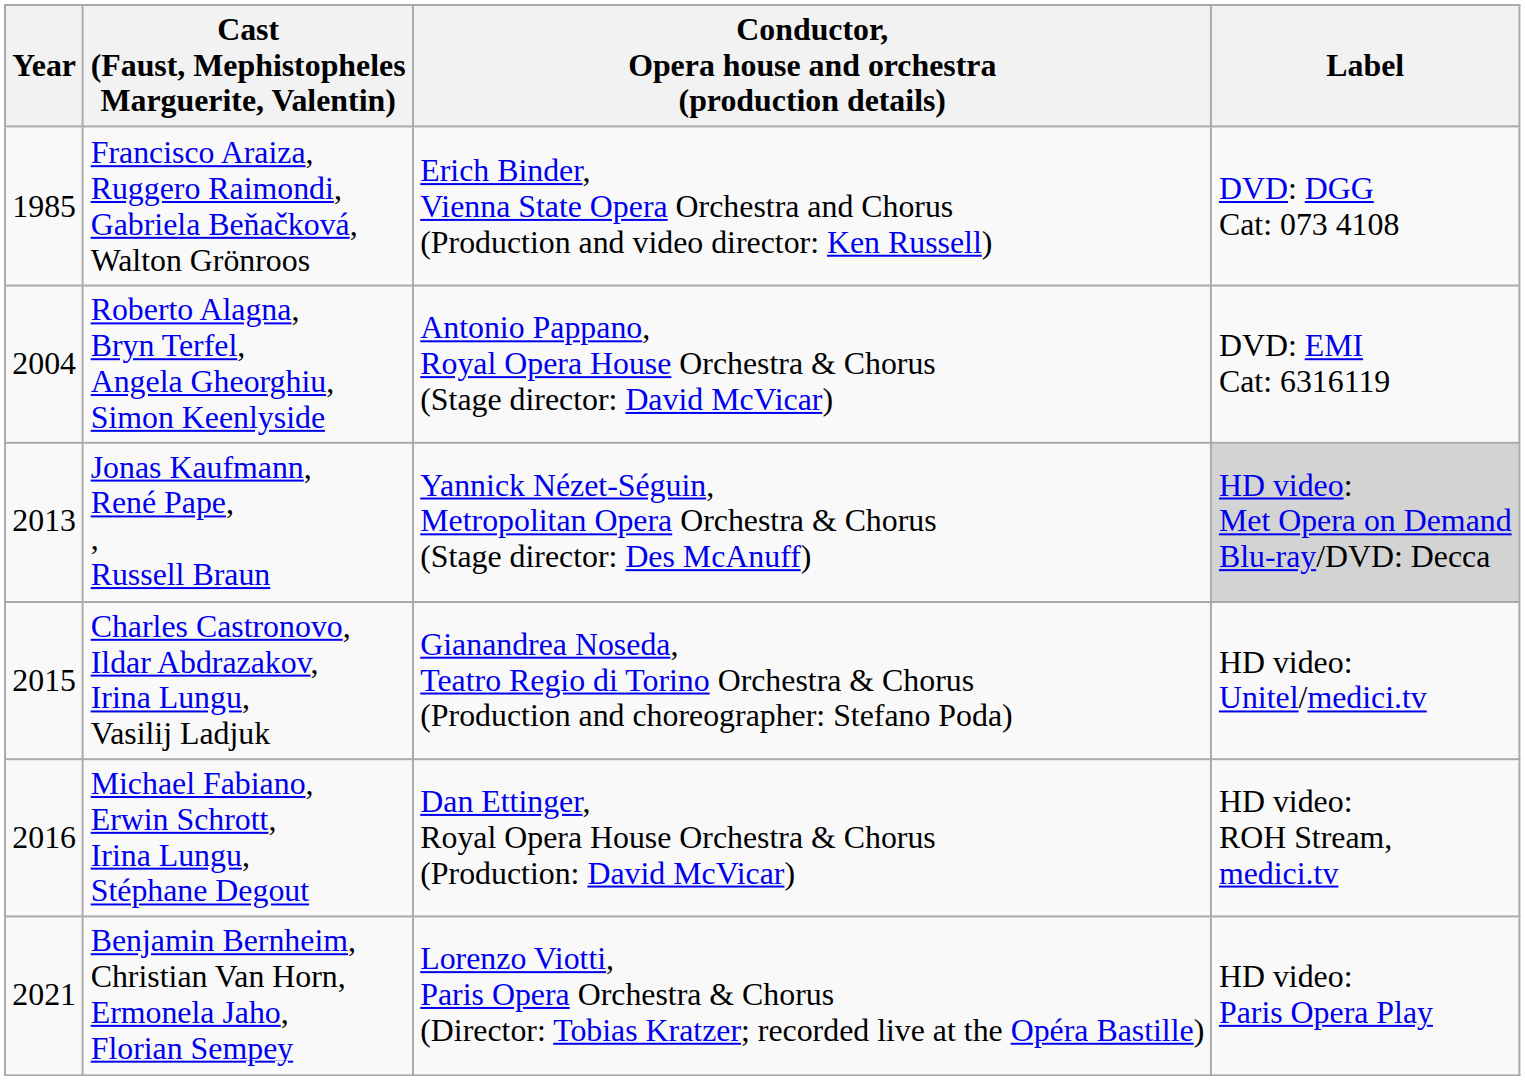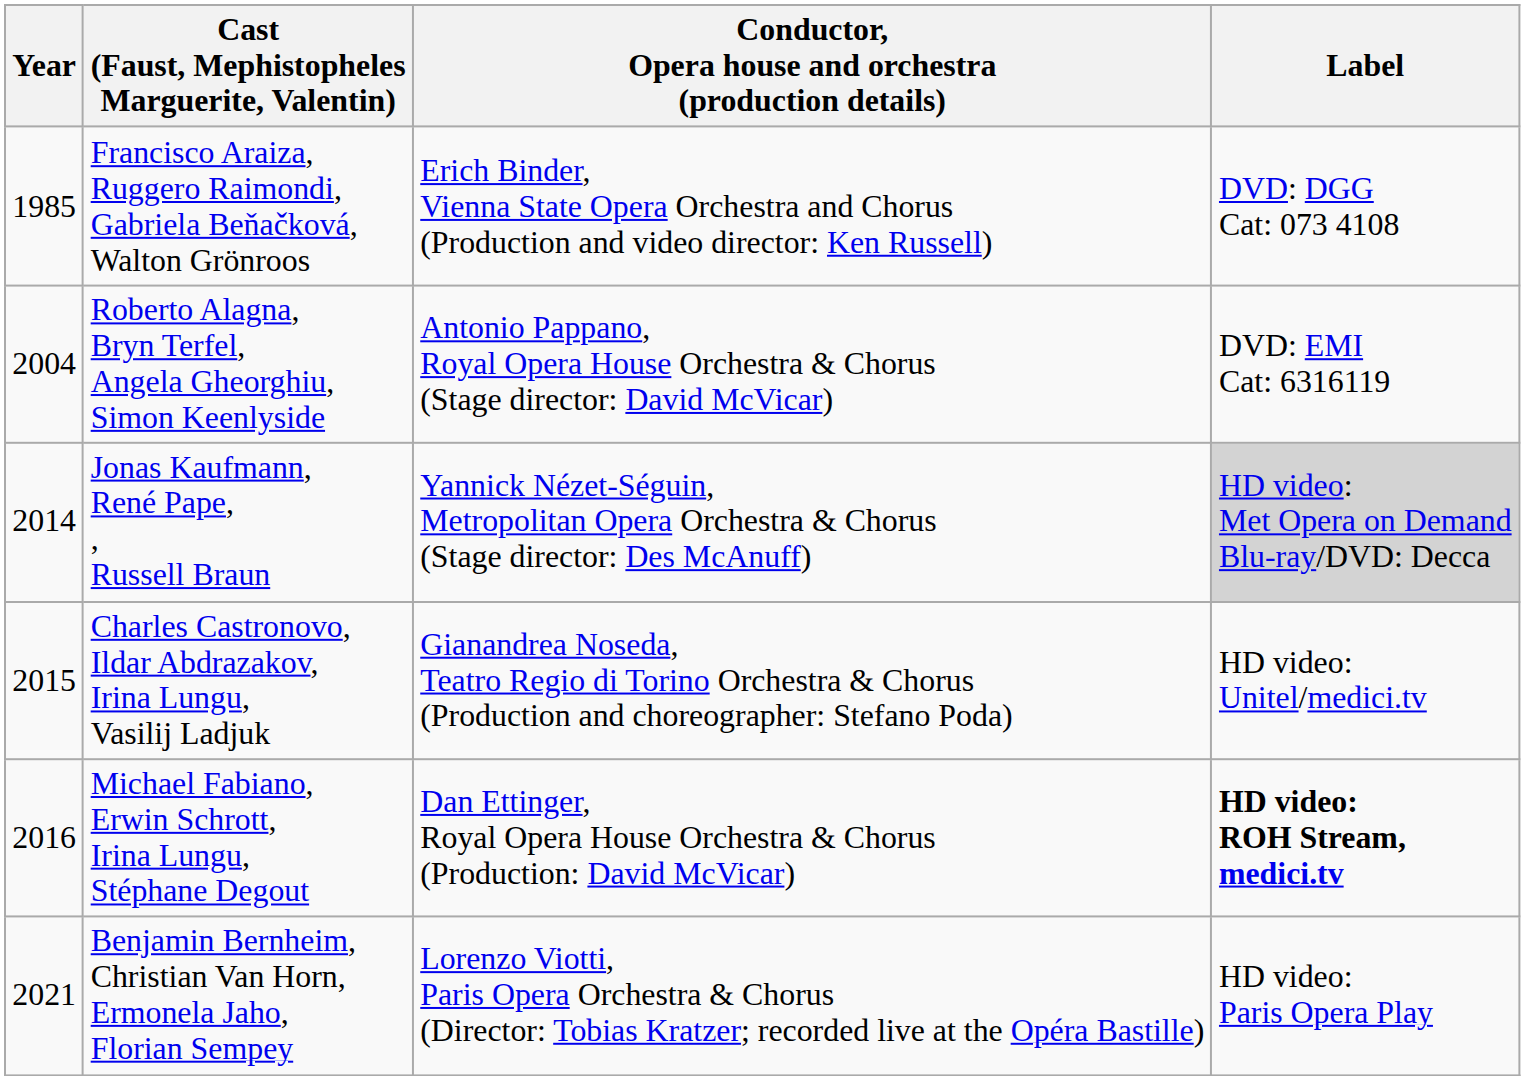(44, 521) 2013 -> (44, 521) 2014
(1306, 837) normal -> (1312, 837) bold
